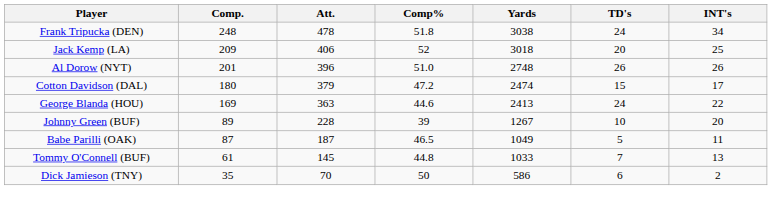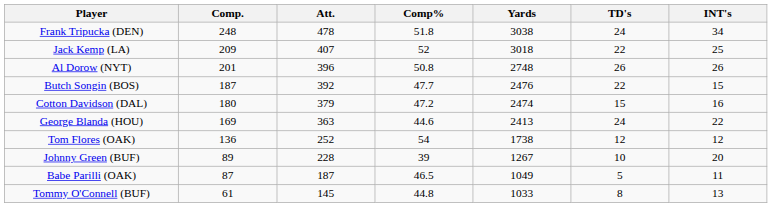(326, 49) 406 -> (326, 49) 407
(620, 49) 20 -> (620, 49) 22
(424, 67) 51.0 -> (424, 67) 50.8
+ row: (91, 85)
(718, 85) 17 -> (718, 103) 16
+ row: (91, 139)
(620, 157) 7 -> (620, 193) 8
- row: (91, 175)
